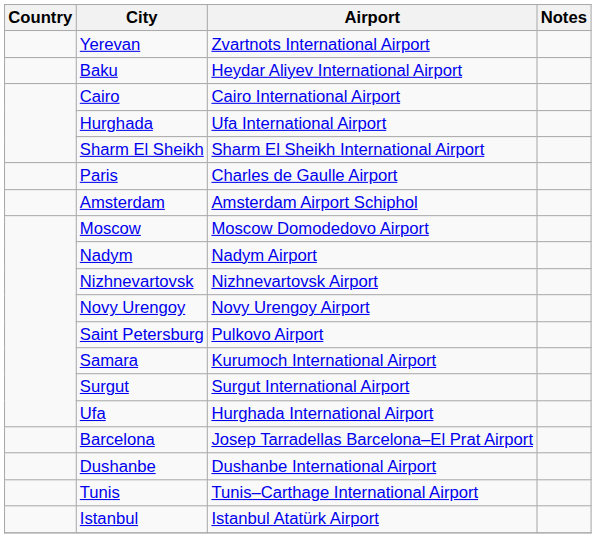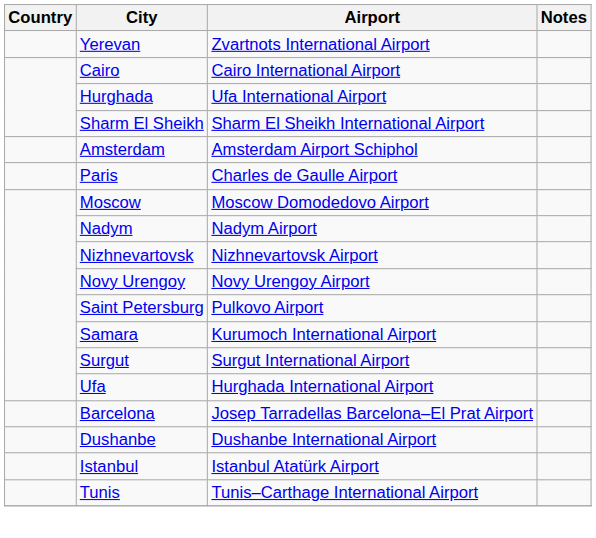- row: (99, 70)
rows swapped: (99, 176) <-> (122, 202)
rows swapped: (100, 492) <-> (109, 519)
